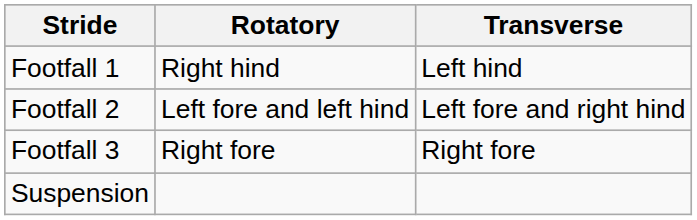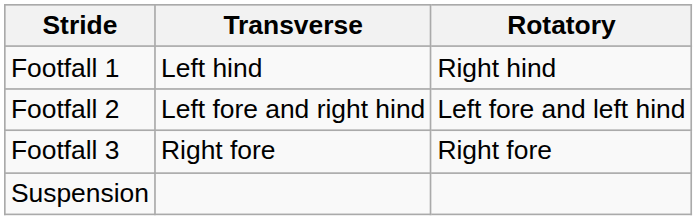columns swapped: (553, 25) <-> (285, 25)
